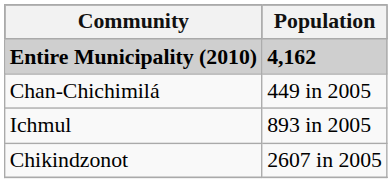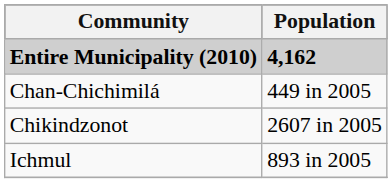rows swapped: (69, 159) <-> (41, 125)
